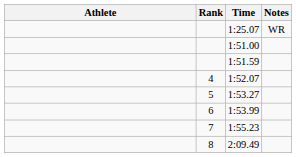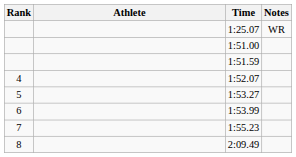columns swapped: (211, 12) <-> (100, 12)
